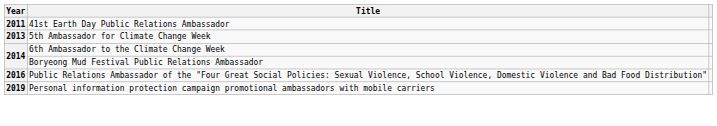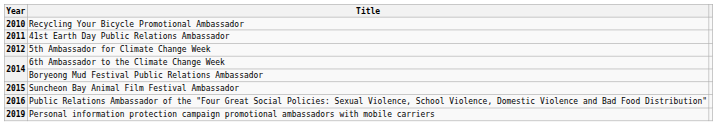+ row: (136, 24)
(16, 37) 2013 -> (16, 50) 2012
+ row: (134, 88)
